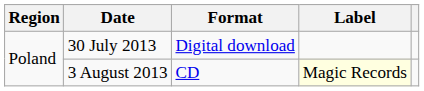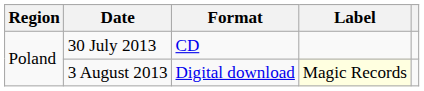(235, 45) Digital download -> (187, 45) CD
(187, 72) CD -> (235, 72) Digital download
